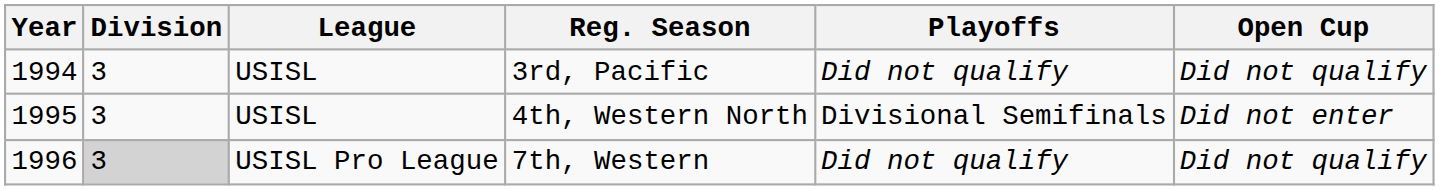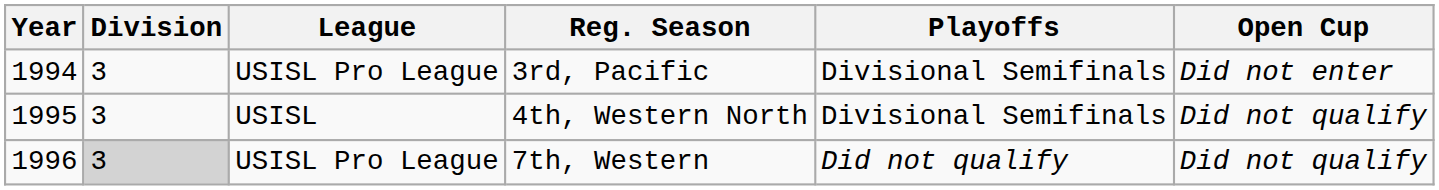(276, 72) USISL -> (367, 72) USISL Pro League
(945, 72) Did not qualify -> (994, 72) Divisional Semifinals
(1303, 72) Did not qualify -> (1287, 72) Did not enter
(1287, 117) Did not enter -> (1303, 117) Did not qualify
